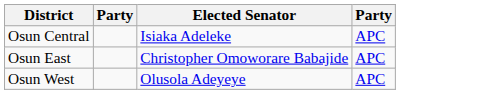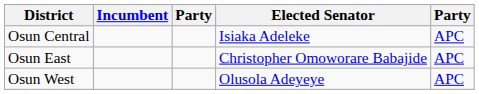+ column: (132, 15)
